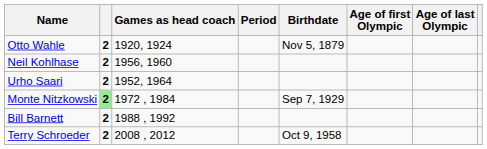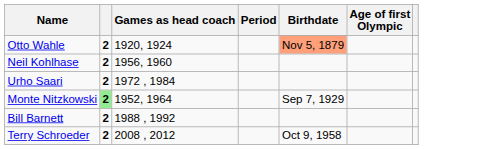- column: (445, 20)
(313, 45) no background -> (313, 45) lightsalmon background
(143, 81) 1952, 1964 -> (145, 81) 1972 , 1984
(145, 99) 1972 , 1984 -> (143, 99) 1952, 1964
